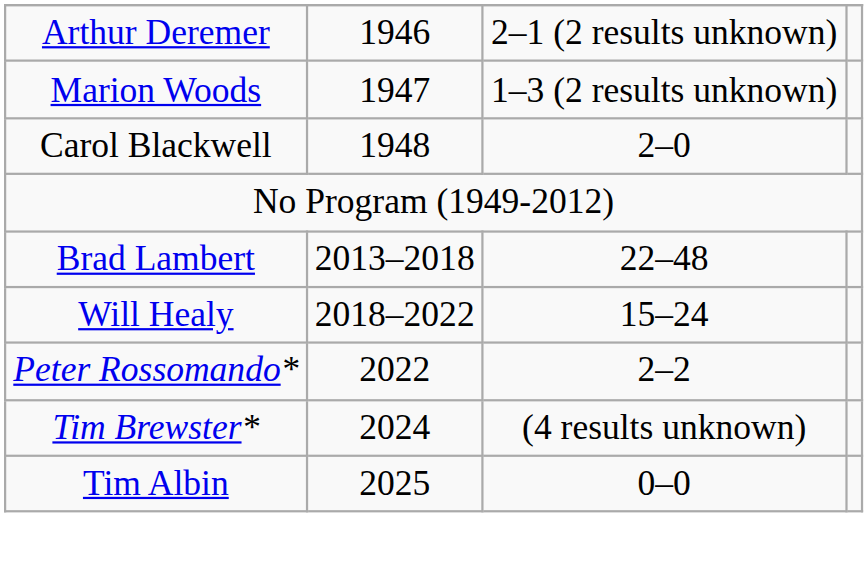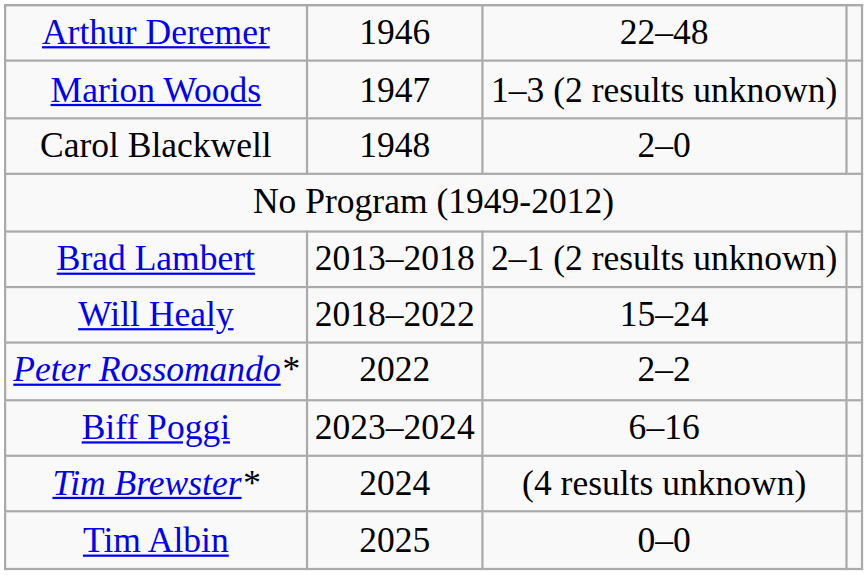(664, 32) 2–1 (2 results unknown) -> (664, 32) 22–48
(664, 257) 22–48 -> (664, 257) 2–1 (2 results unknown)
+ row: (156, 426)
